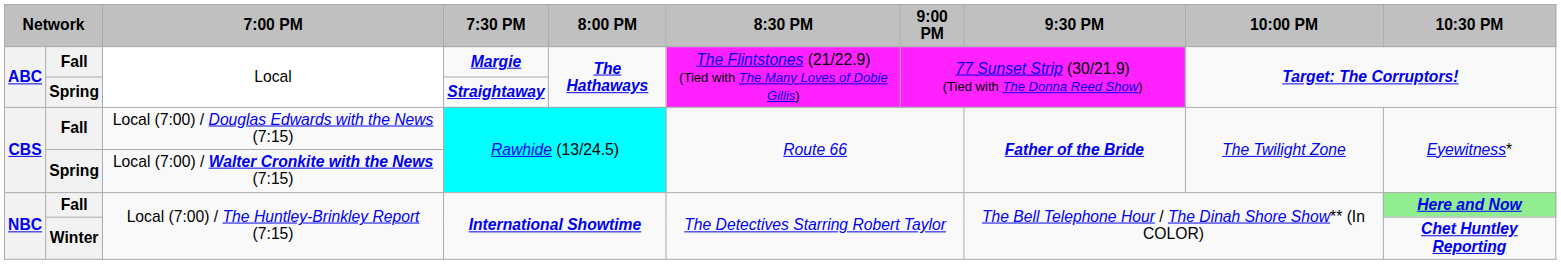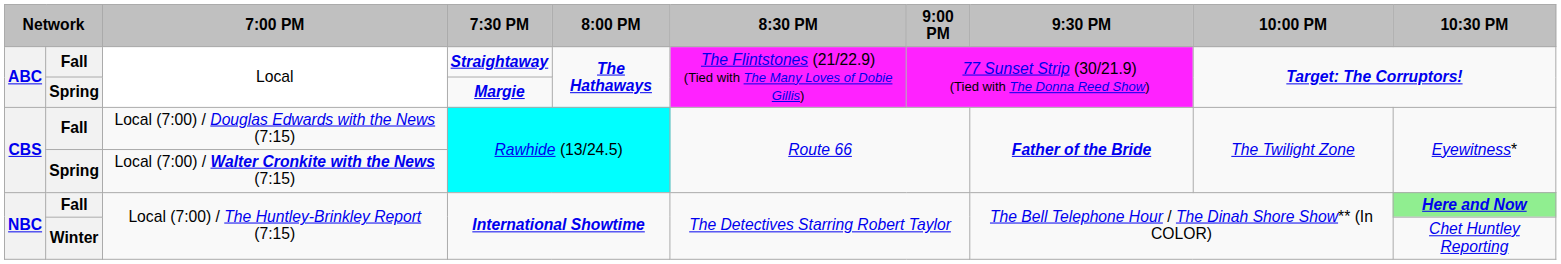(496, 62) Margie -> (499, 62) Straightaway
(496, 92) Straightaway -> (499, 92) Margie
(1469, 238) bold -> (1474, 238) normal
